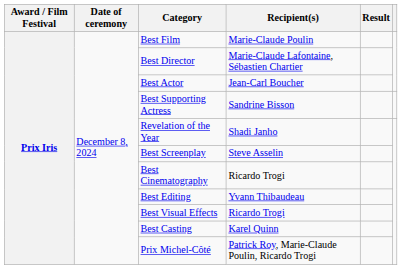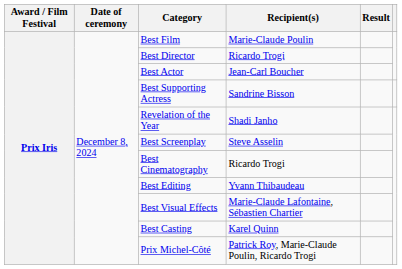(281, 61) Marie-Claude Lafontaine, Sébastien Chartier -> (257, 55) Ricardo Trogi
(257, 213) Ricardo Trogi -> (281, 207) Marie-Claude Lafontaine, Sébastien Chartier
